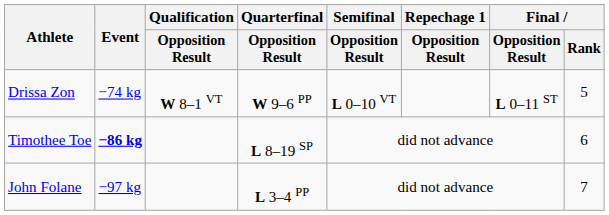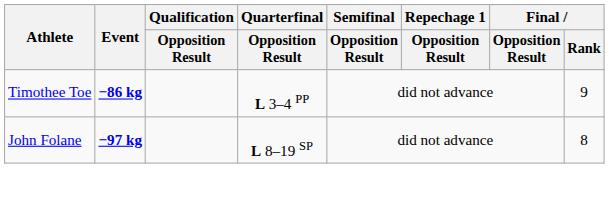- row: (41, 93)
(282, 149) L 8–19 SP -> (282, 102) L 3–4 PP
(584, 140) 6 -> (584, 93) 9
(120, 187) normal -> (120, 140) bold
(282, 196) L 3–4 PP -> (282, 149) L 8–19 SP
(584, 187) 7 -> (584, 140) 8
